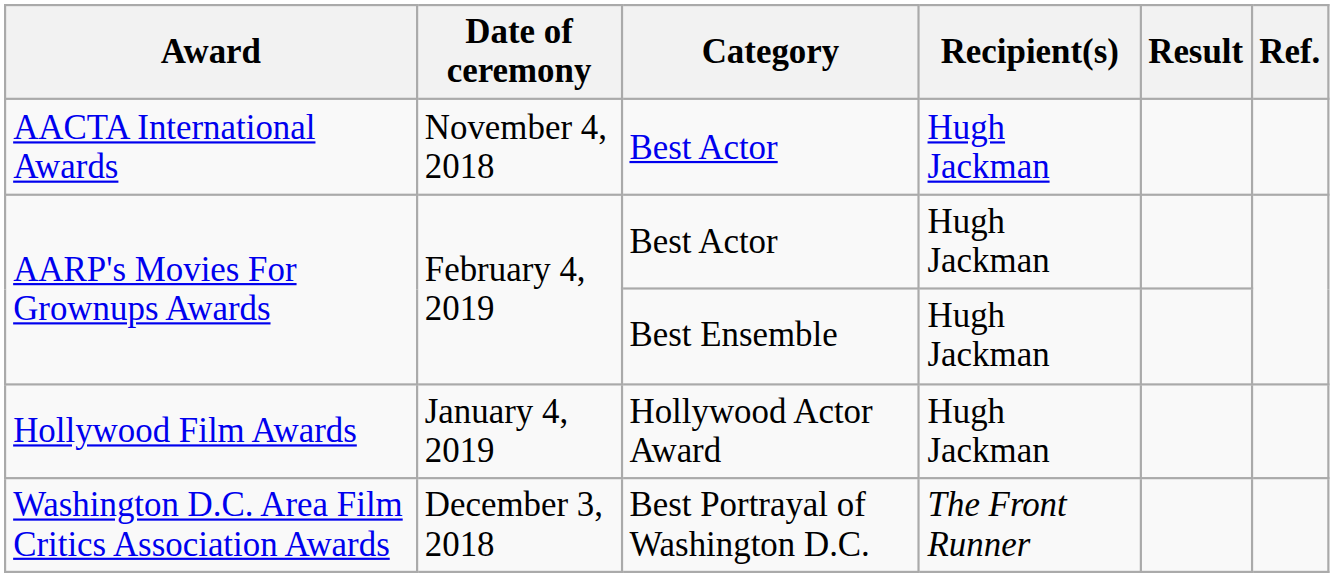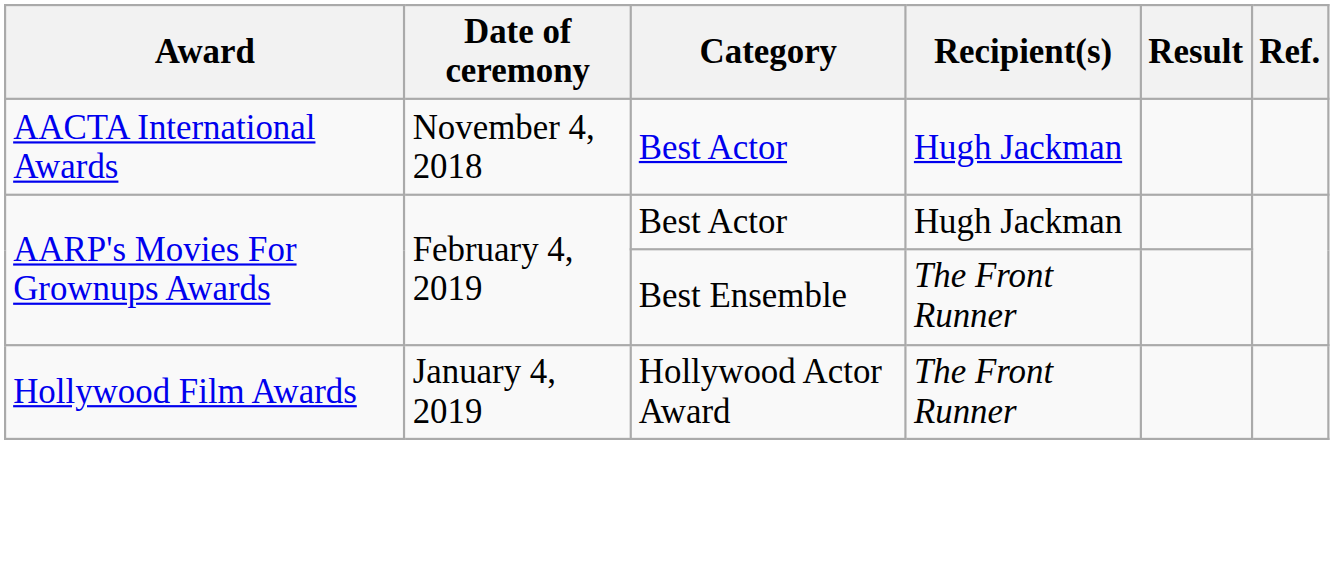(989, 335) Hugh Jackman -> (984, 296) The Front Runner
(989, 430) Hugh Jackman -> (984, 390) The Front Runner
- row: (208, 524)
